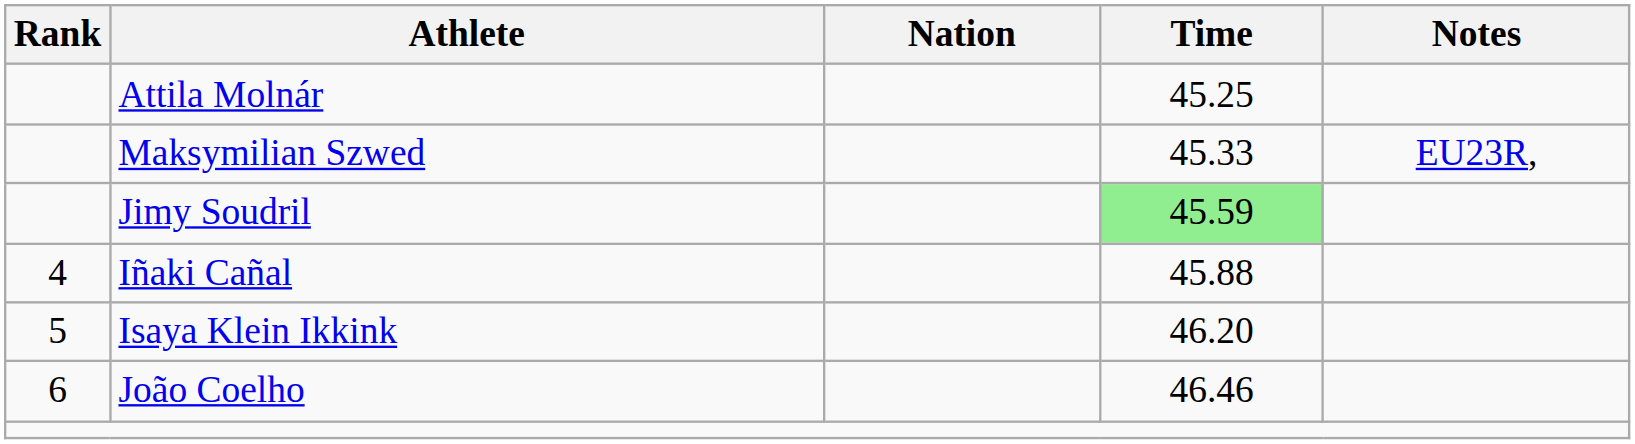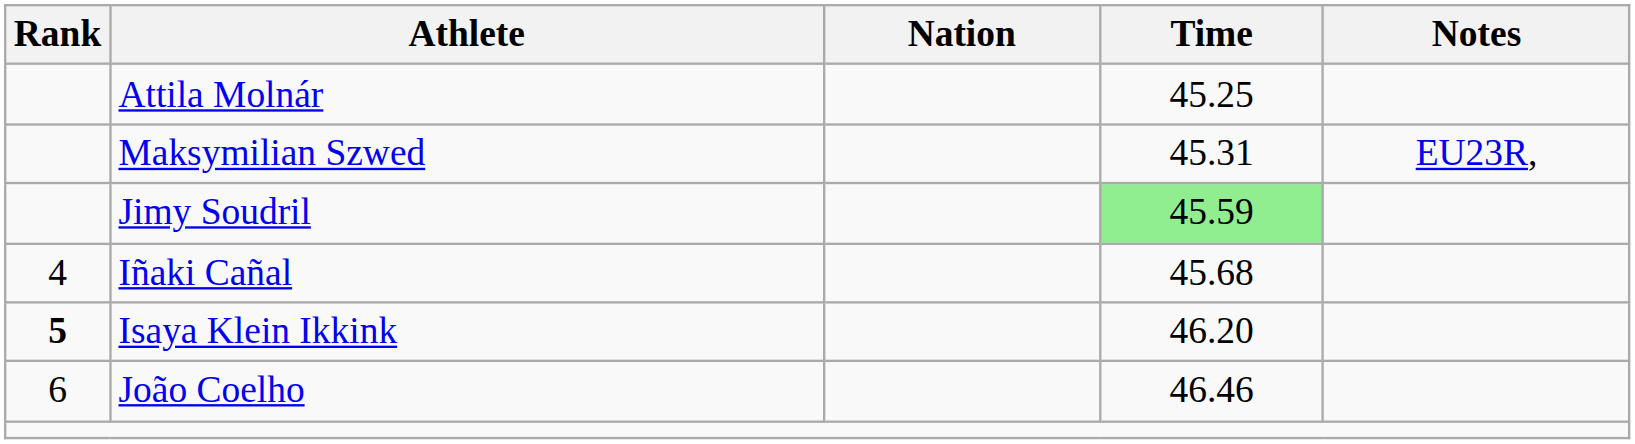(1212, 152) 45.33 -> (1212, 152) 45.31
(1212, 271) 45.88 -> (1212, 271) 45.68
(57, 331) normal -> (57, 331) bold
